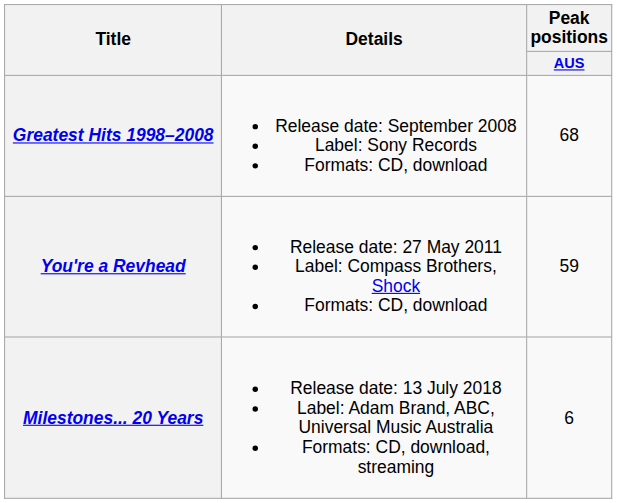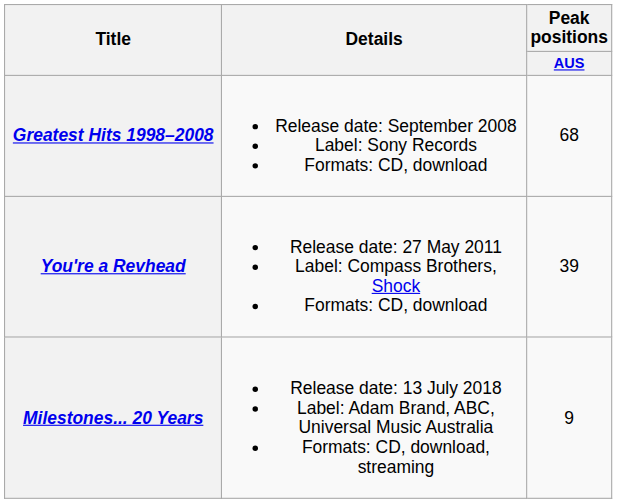(569, 266) 59 -> (569, 266) 39
(569, 417) 6 -> (569, 417) 9
